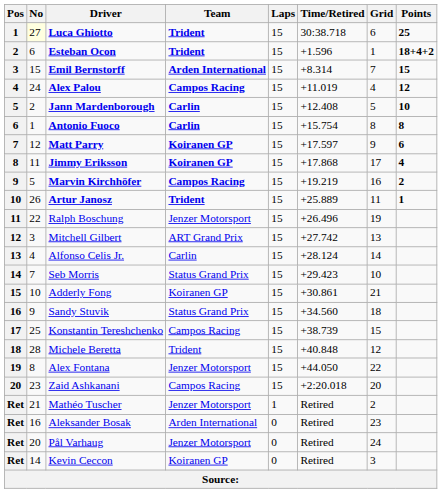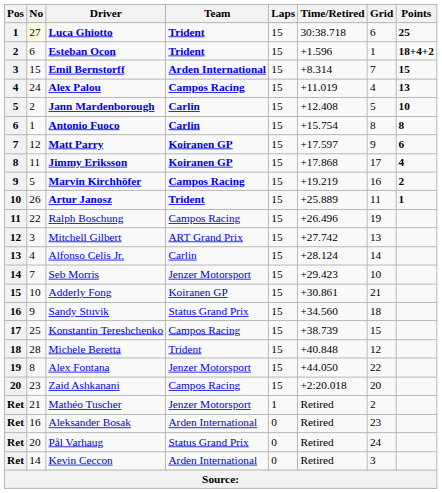(404, 87) 12 -> (404, 87) 13
(210, 218) Jenzer Motorsport -> (204, 218) Campos Racing
(209, 274) Status Grand Prix -> (210, 274) Jenzer Motorsport
(210, 441) Jenzer Motorsport -> (209, 441) Status Grand Prix
(198, 460) Koiranen GP -> (213, 460) Arden International
